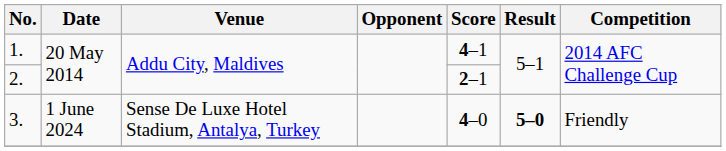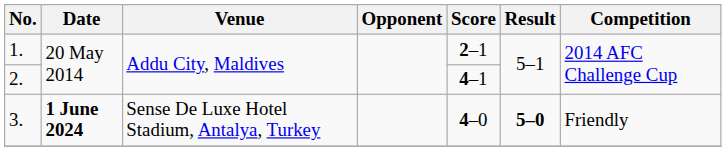(473, 49) 4–1 -> (473, 49) 2–1
(473, 79) 2–1 -> (473, 79) 4–1
(70, 119) normal -> (72, 119) bold
